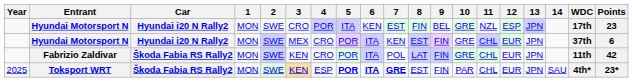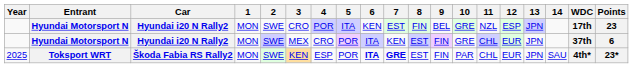- row: (17, 55)
(348, 70) bold -> (348, 55) normal
